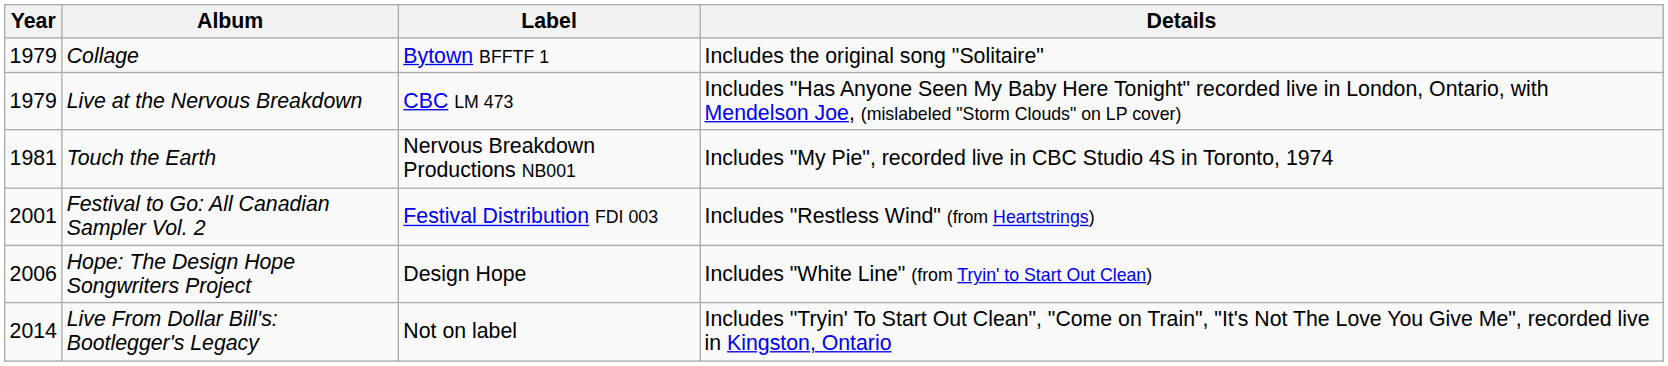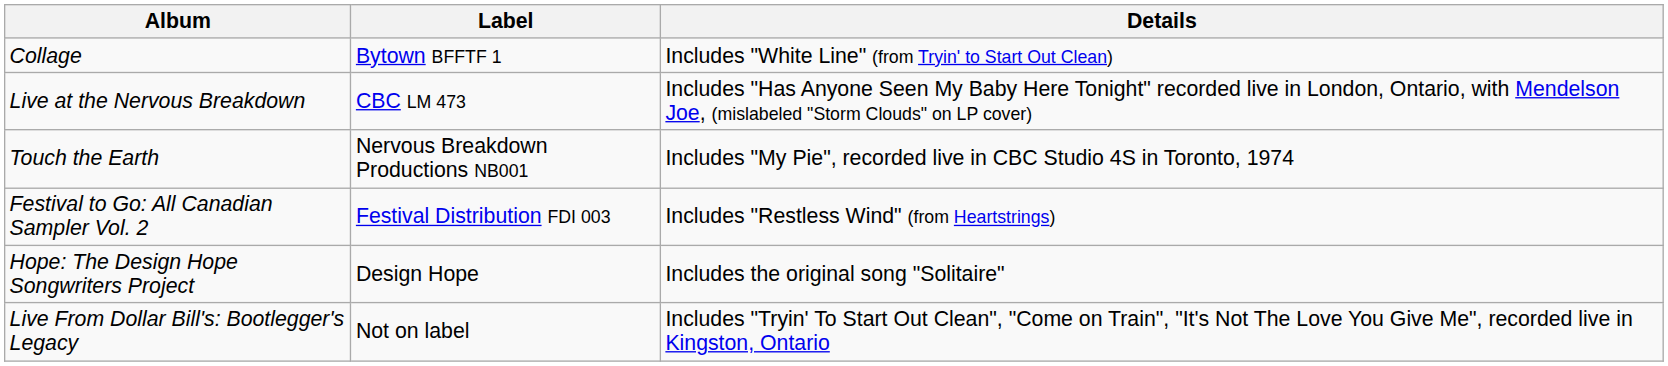- column: (33, 21)
(874, 55) Includes the original song "Solitaire" -> (889, 55) Includes "White Line" (from Tryin' to Start Out Clean)
(928, 273) Includes "White Line" (from Tryin' to Start Out Clean) -> (835, 273) Includes the original song "Solitaire"
